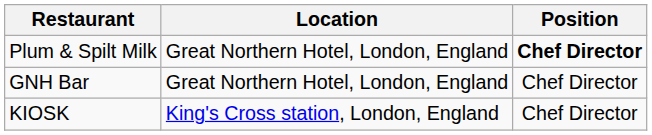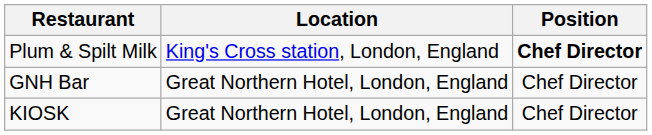(337, 51) Great Northern Hotel, London, England -> (332, 51) King's Cross station, London, England
(332, 113) King's Cross station, London, England -> (337, 113) Great Northern Hotel, London, England
